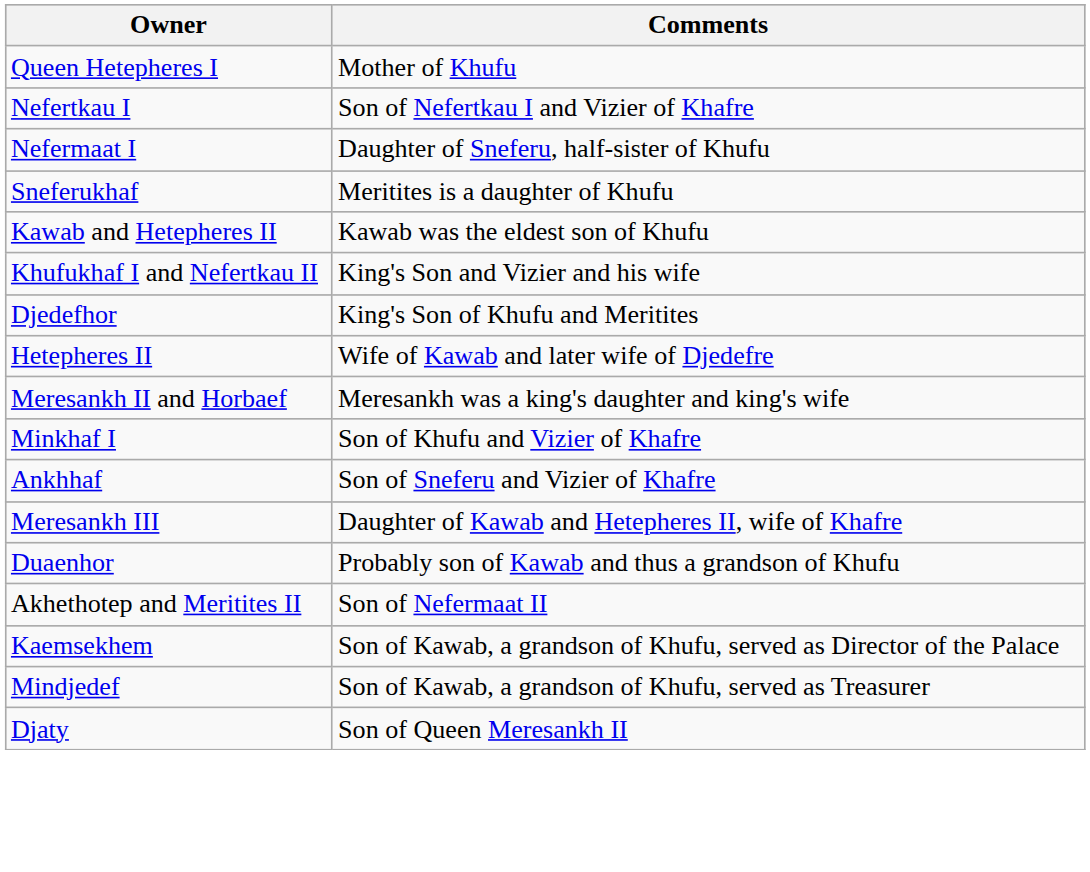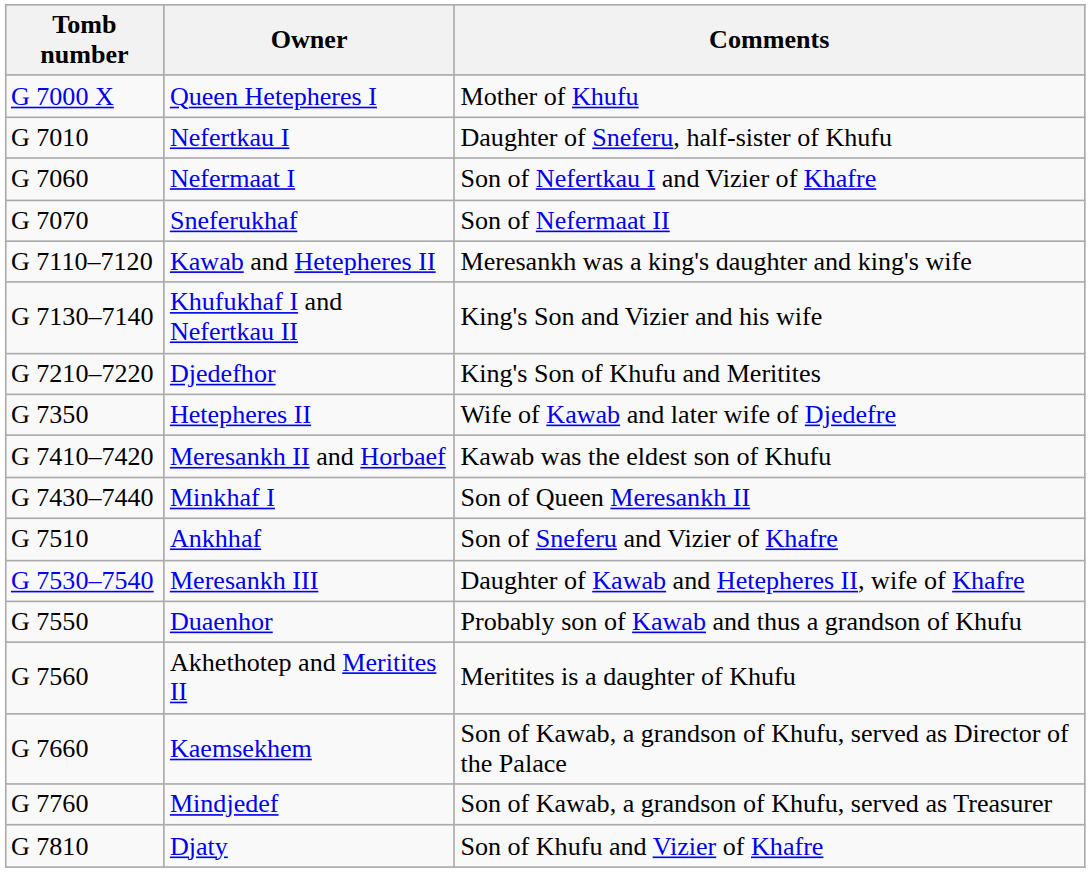+ column: (84, 39)
(546, 107) Son of Nefertkau I and Vizier of Khafre -> (676, 137) Daughter of Sneferu, half-sister of Khufu
(554, 149) Daughter of Sneferu, half-sister of Khufu -> (668, 178) Son of Nefertkau I and Vizier of Khafre
(506, 190) Meritites is a daughter of Khufu -> (565, 219) Son of Nefermaat II
(523, 231) Kawab was the eldest son of Khufu -> (716, 261) Meresankh was a king's daughter and king's wife
(594, 397) Meresankh was a king's daughter and king's wife -> (646, 456) Kawab was the eldest son of Khufu
(520, 438) Son of Khufu and Vizier of Khafre -> (605, 497) Son of Queen Meresankh II
(443, 604) Son of Nefermaat II -> (628, 677) Meritites is a daughter of Khufu
(483, 728) Son of Queen Meresankh II -> (642, 845) Son of Khufu and Vizier of Khafre
